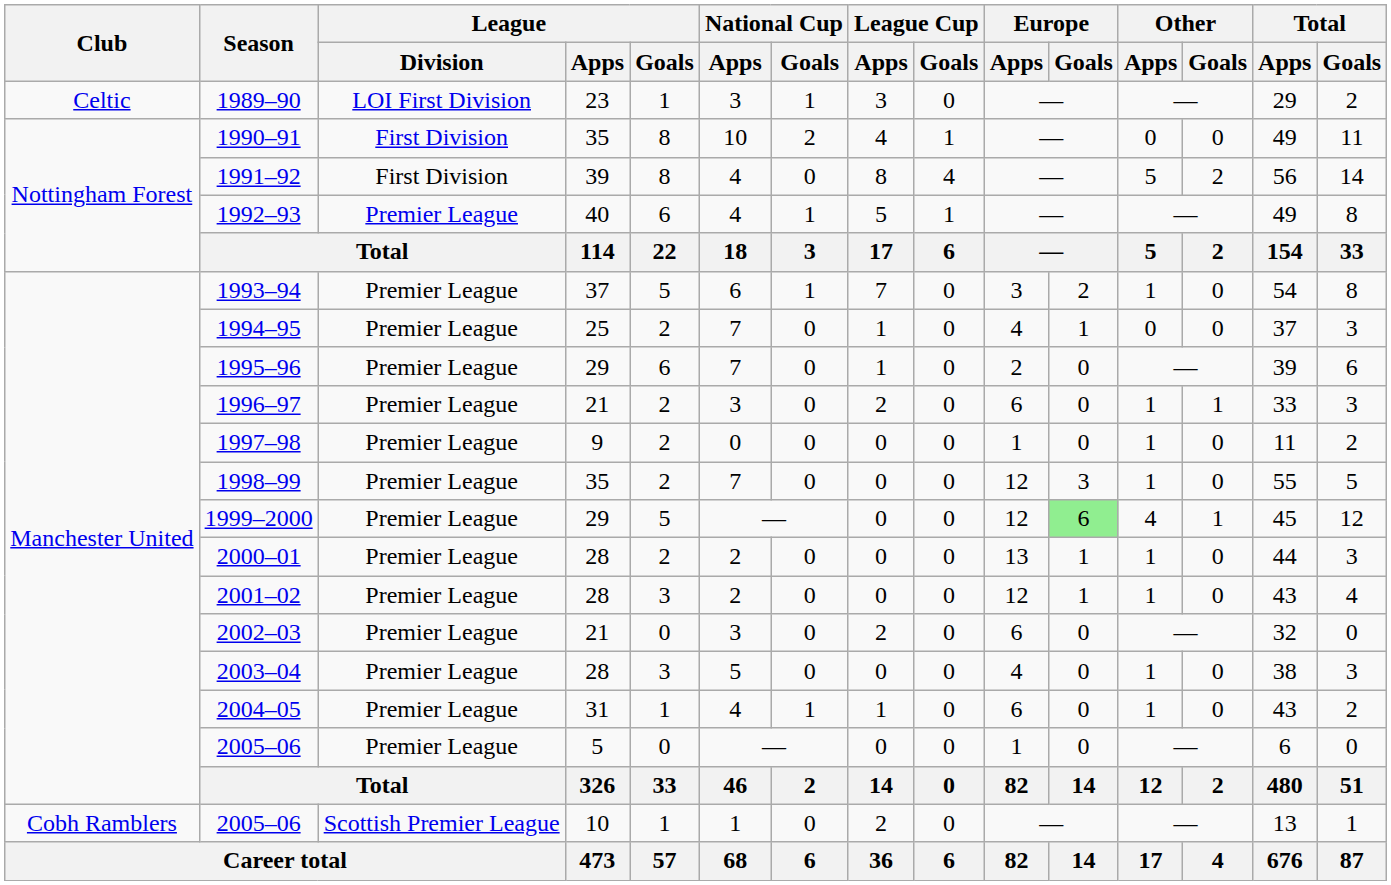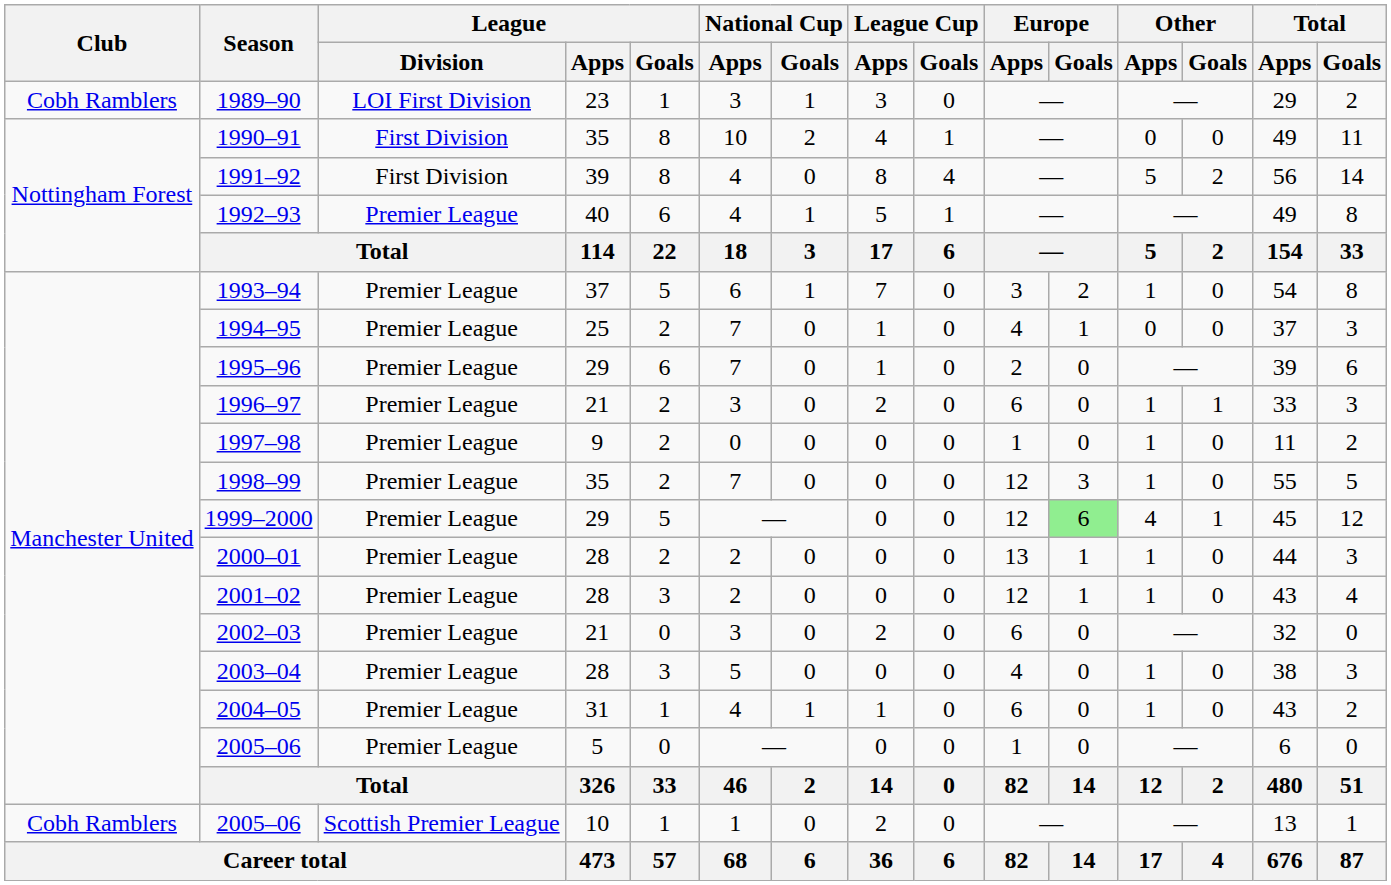(102, 99) Celtic -> (102, 99) Cobh Ramblers
